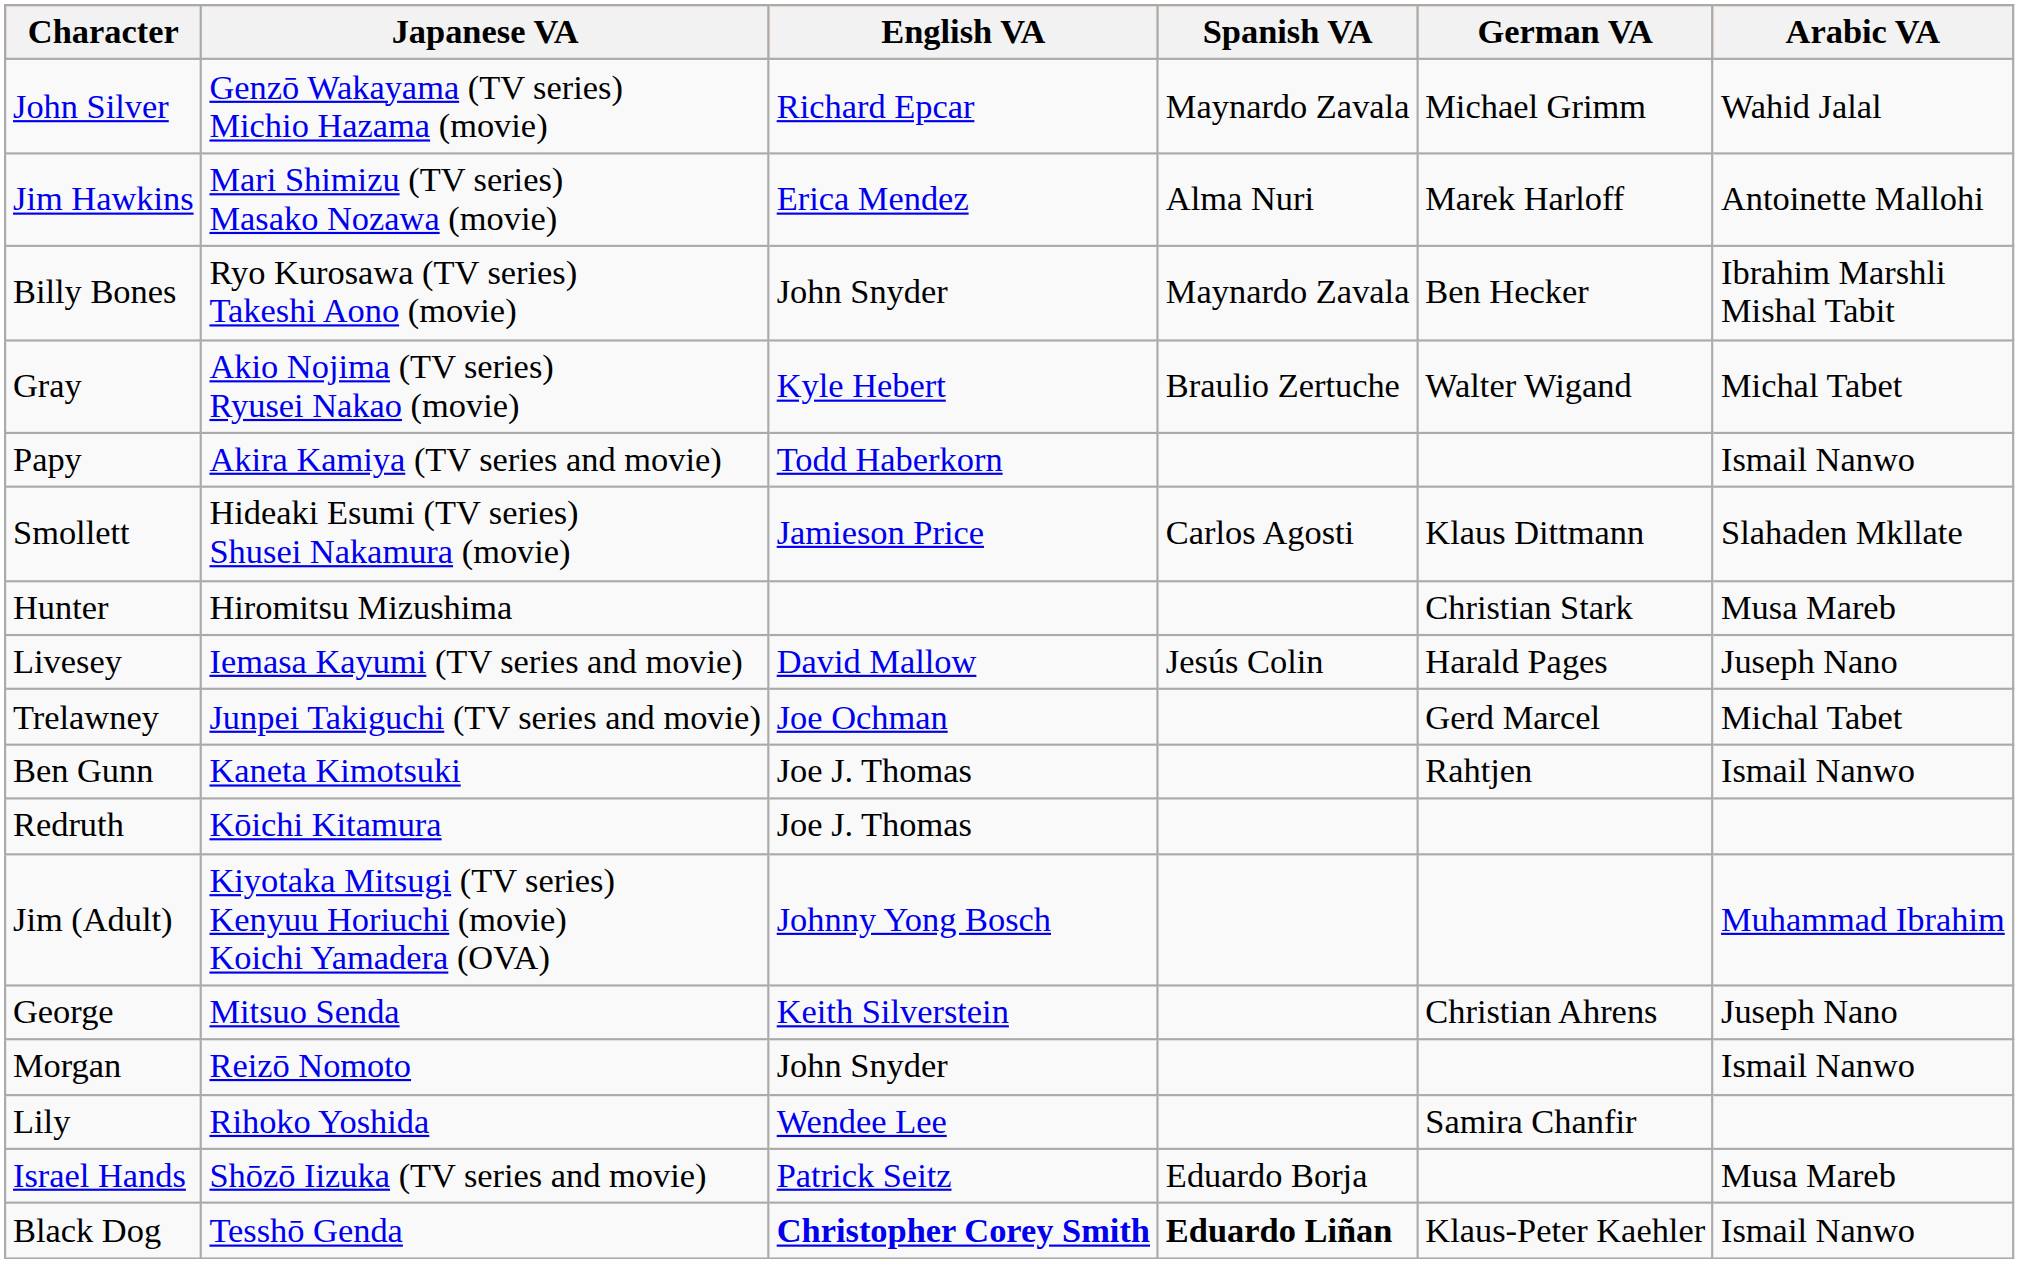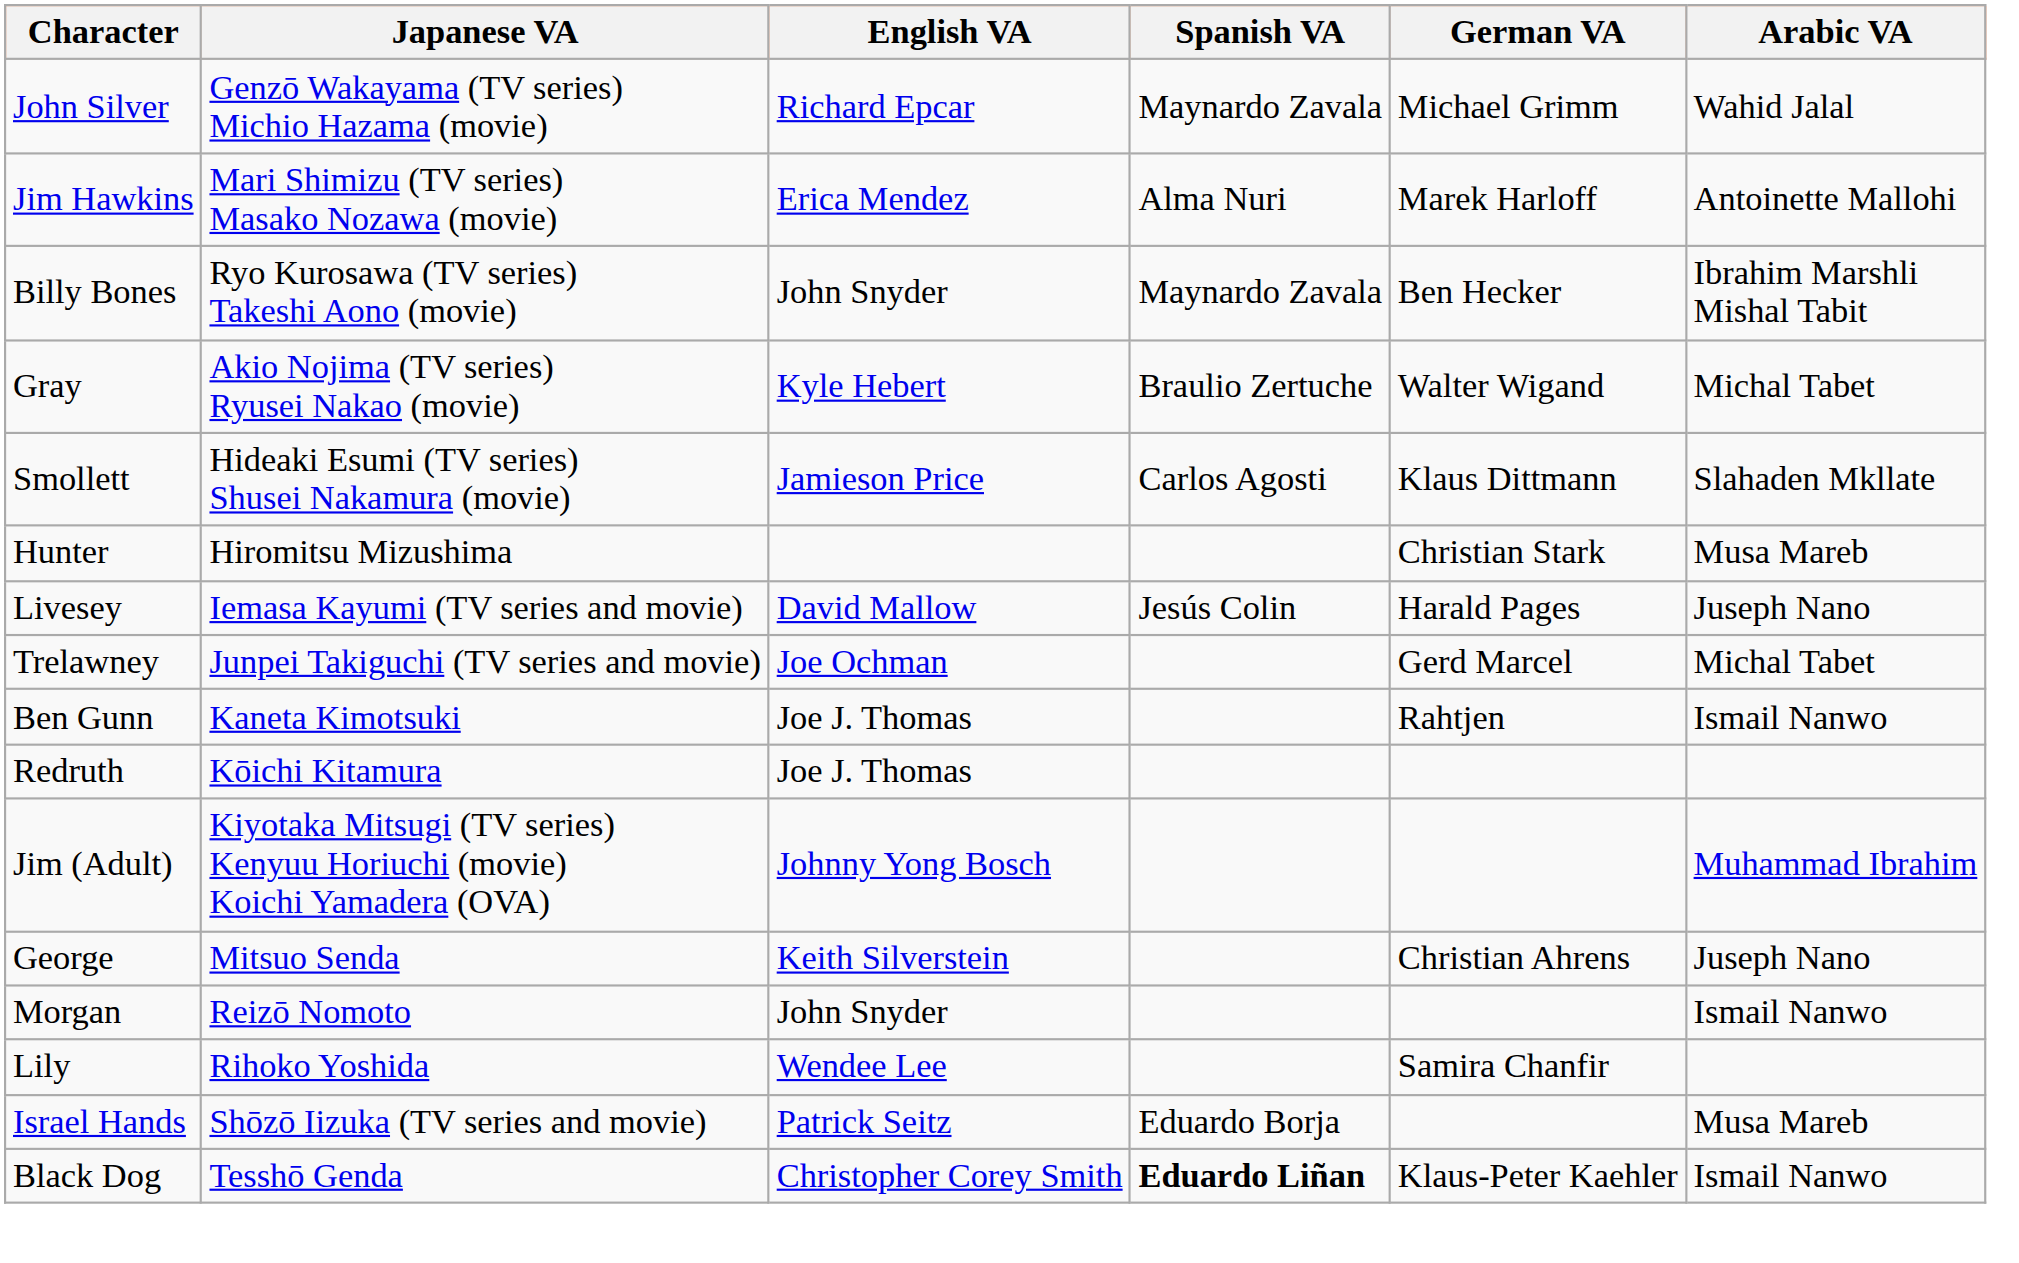- row: (47, 459)
(963, 1230) bold -> (950, 1175) normal
